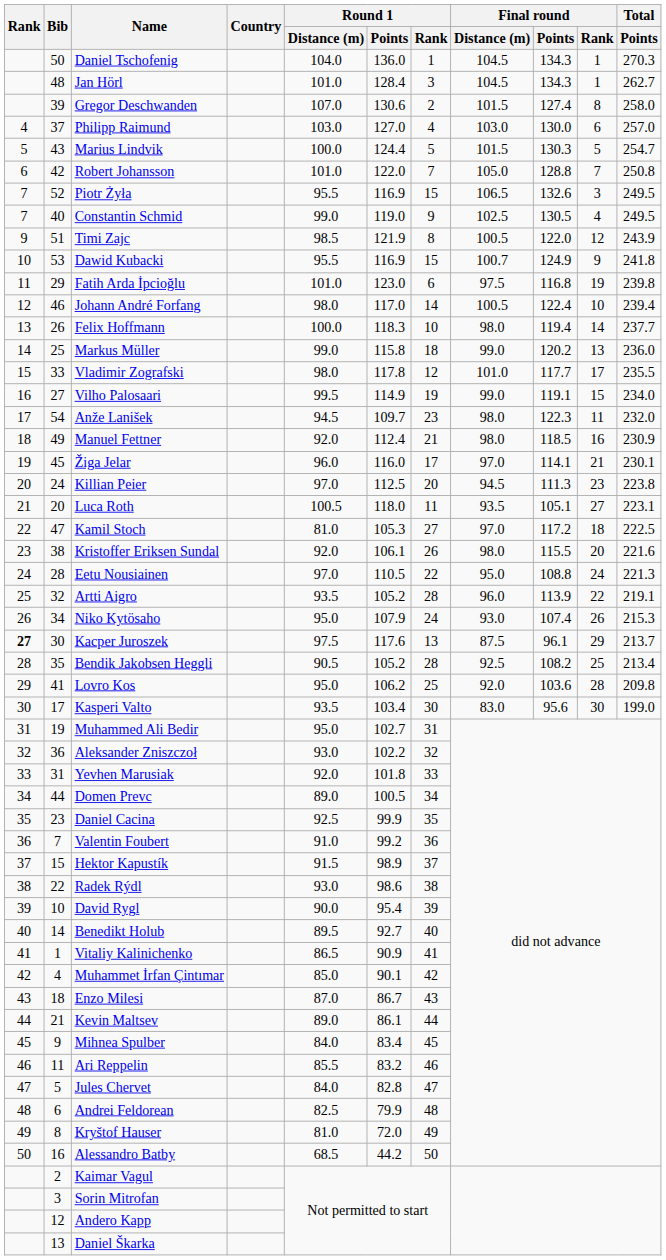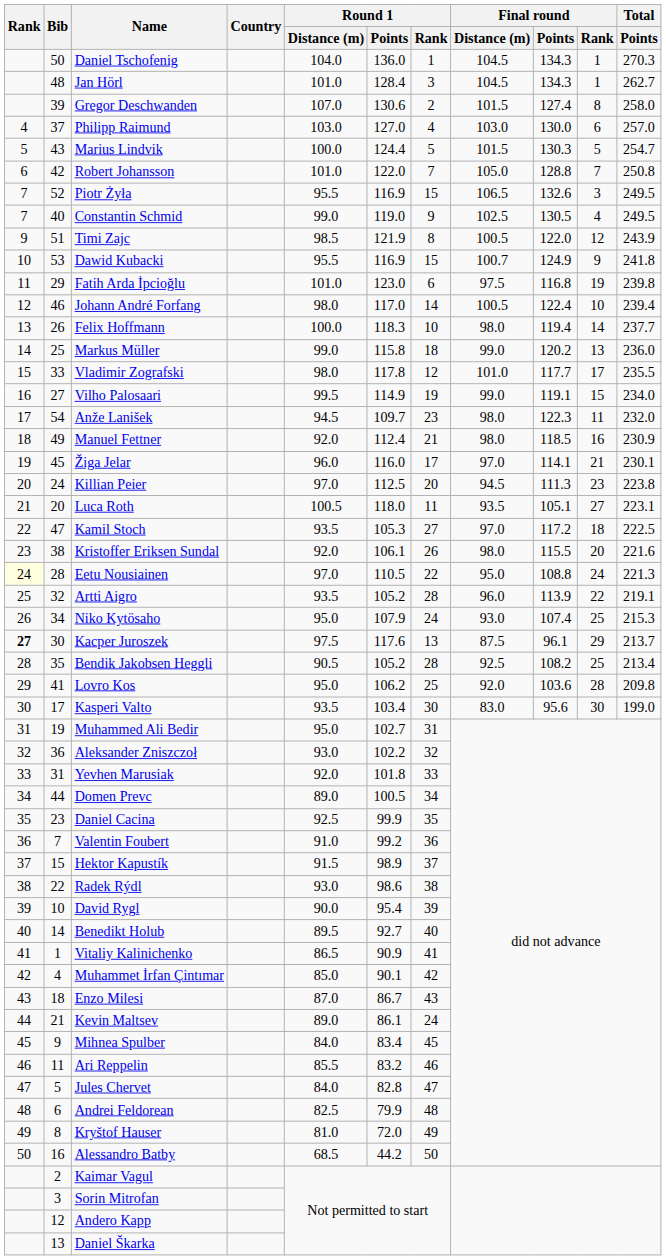(326, 529) 81.0 -> (326, 529) 93.5
(24, 573) no background -> (24, 573) lightyellow background
(597, 618) 26 -> (597, 618) 25
(431, 1020) 44 -> (431, 1020) 24
